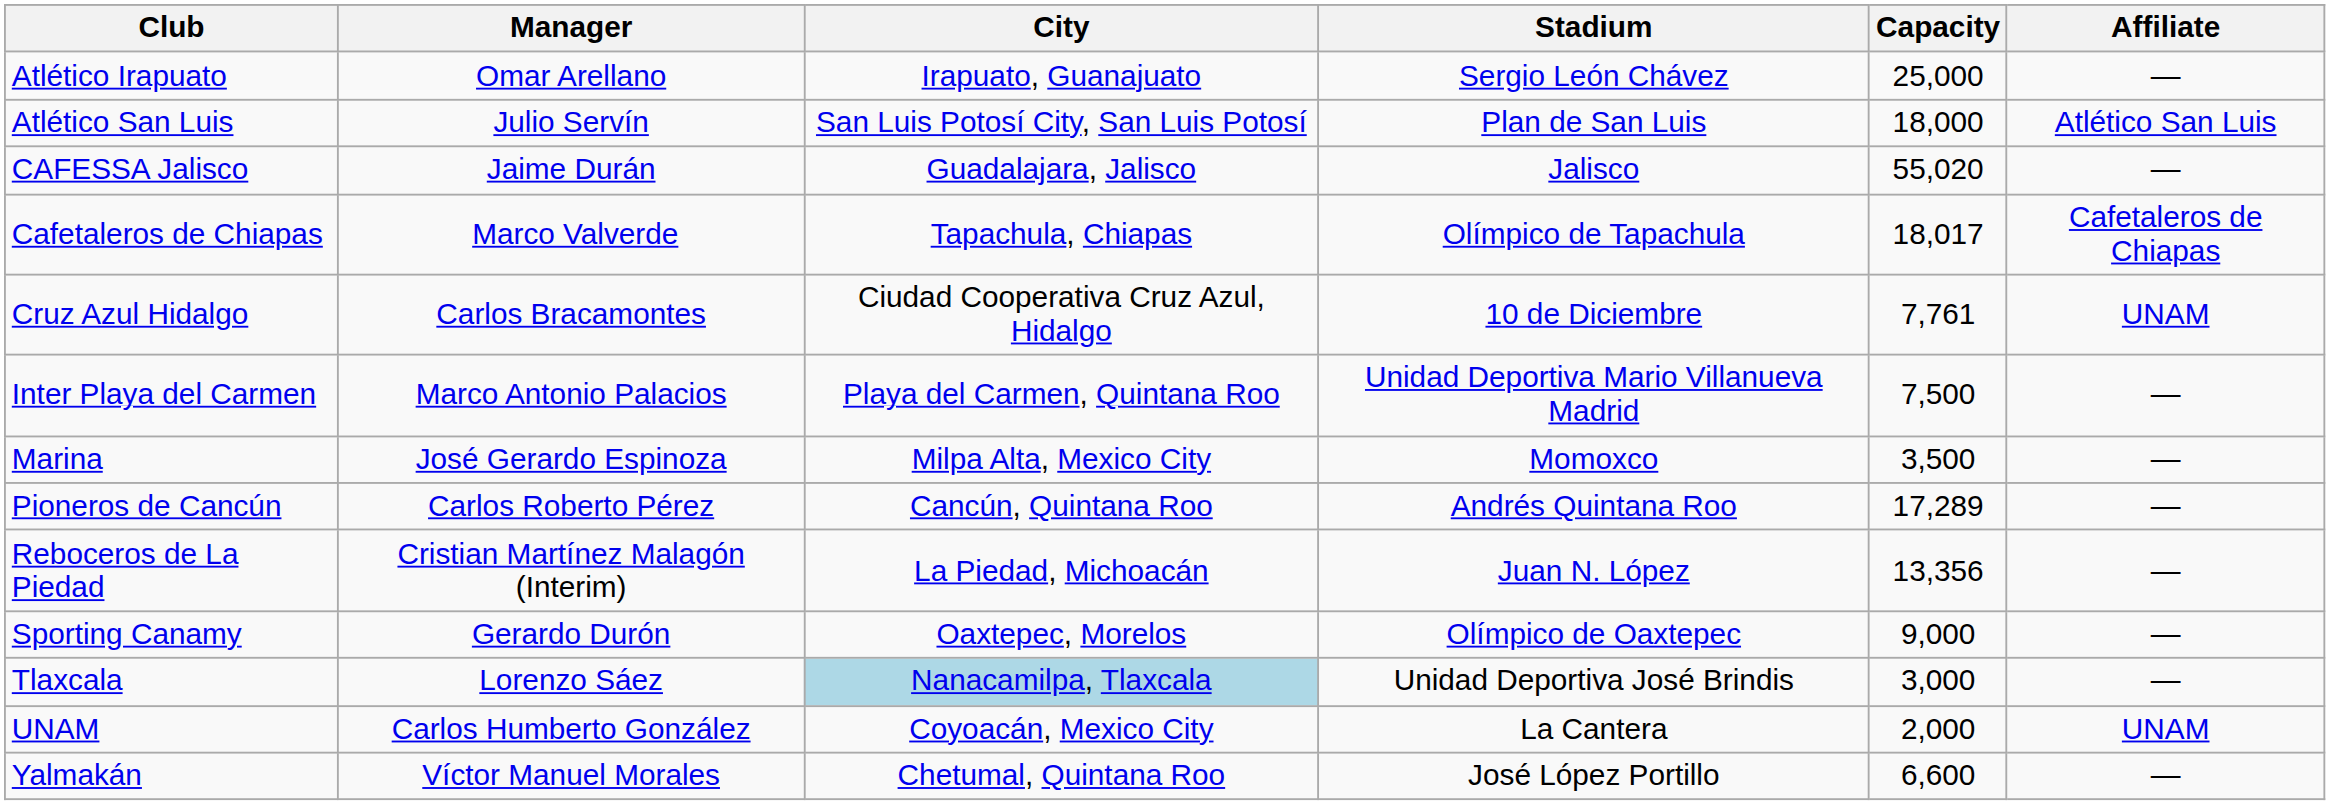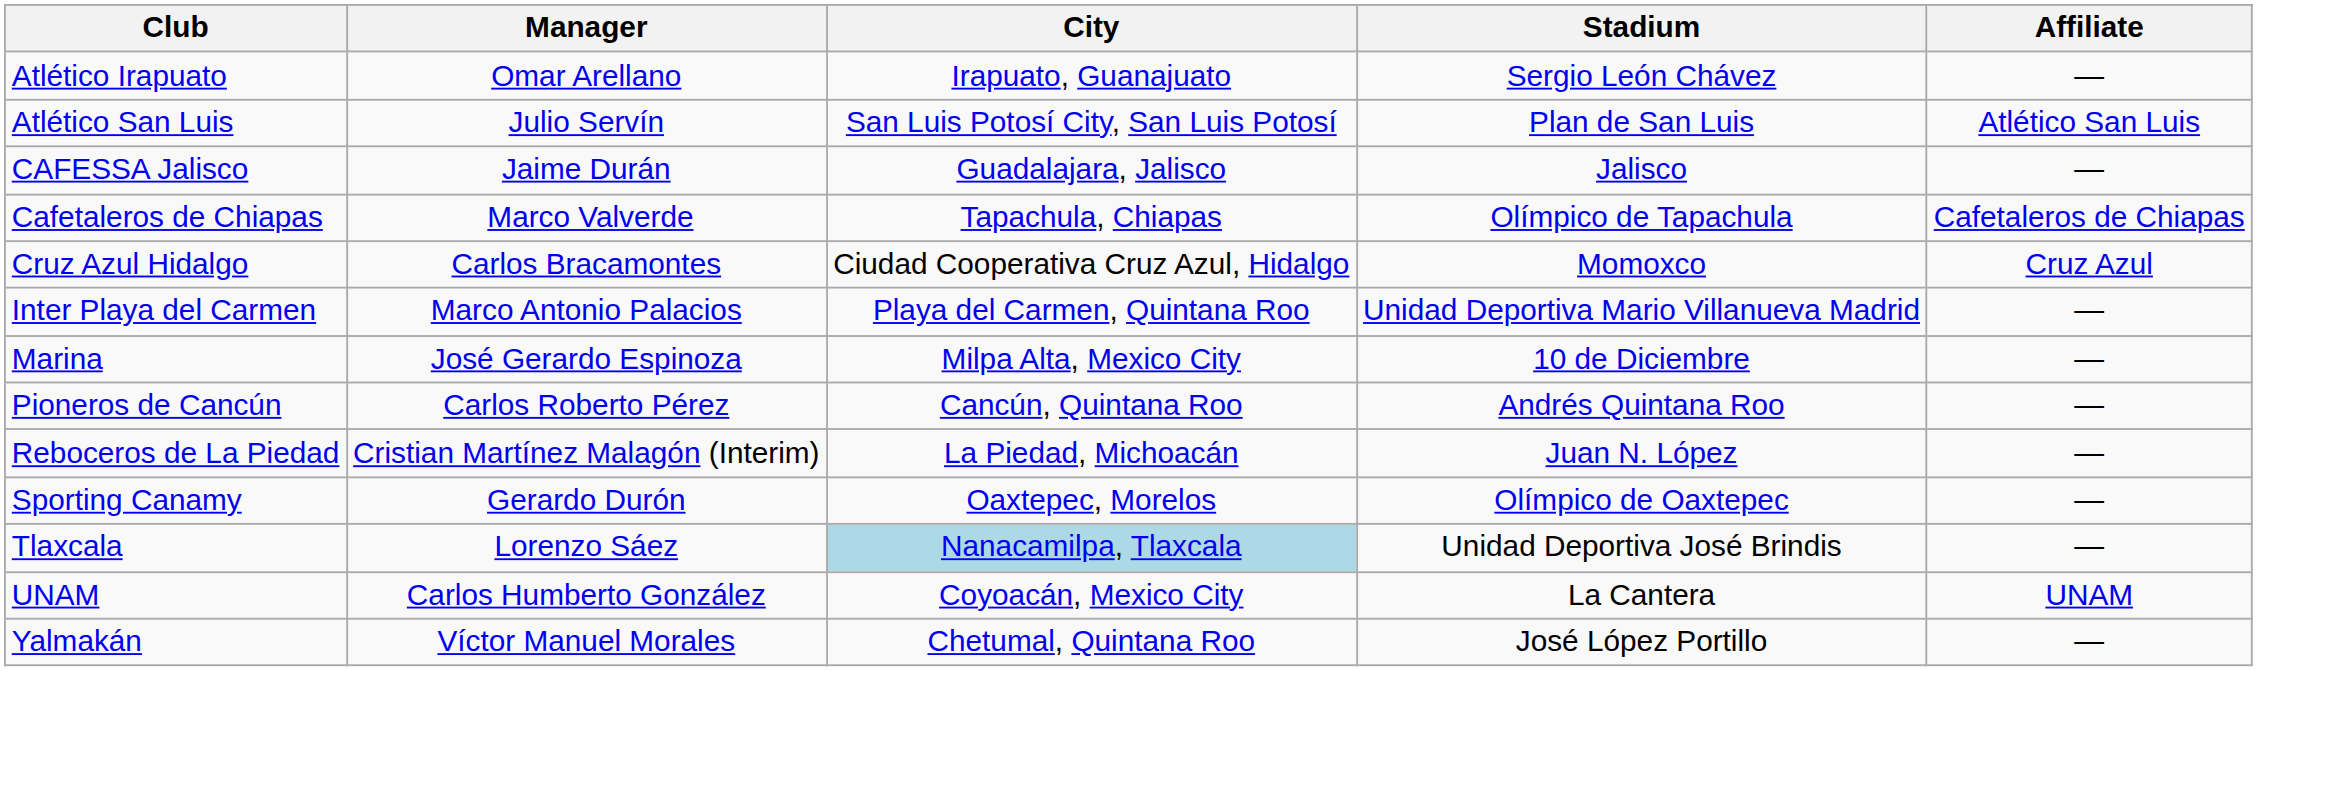- column: (1938, 28)
(1594, 314) 10 de Diciembre -> (1642, 264) Momoxco
(2166, 314) UNAM -> (2089, 264) Cruz Azul
(1594, 458) Momoxco -> (1642, 358) 10 de Diciembre
